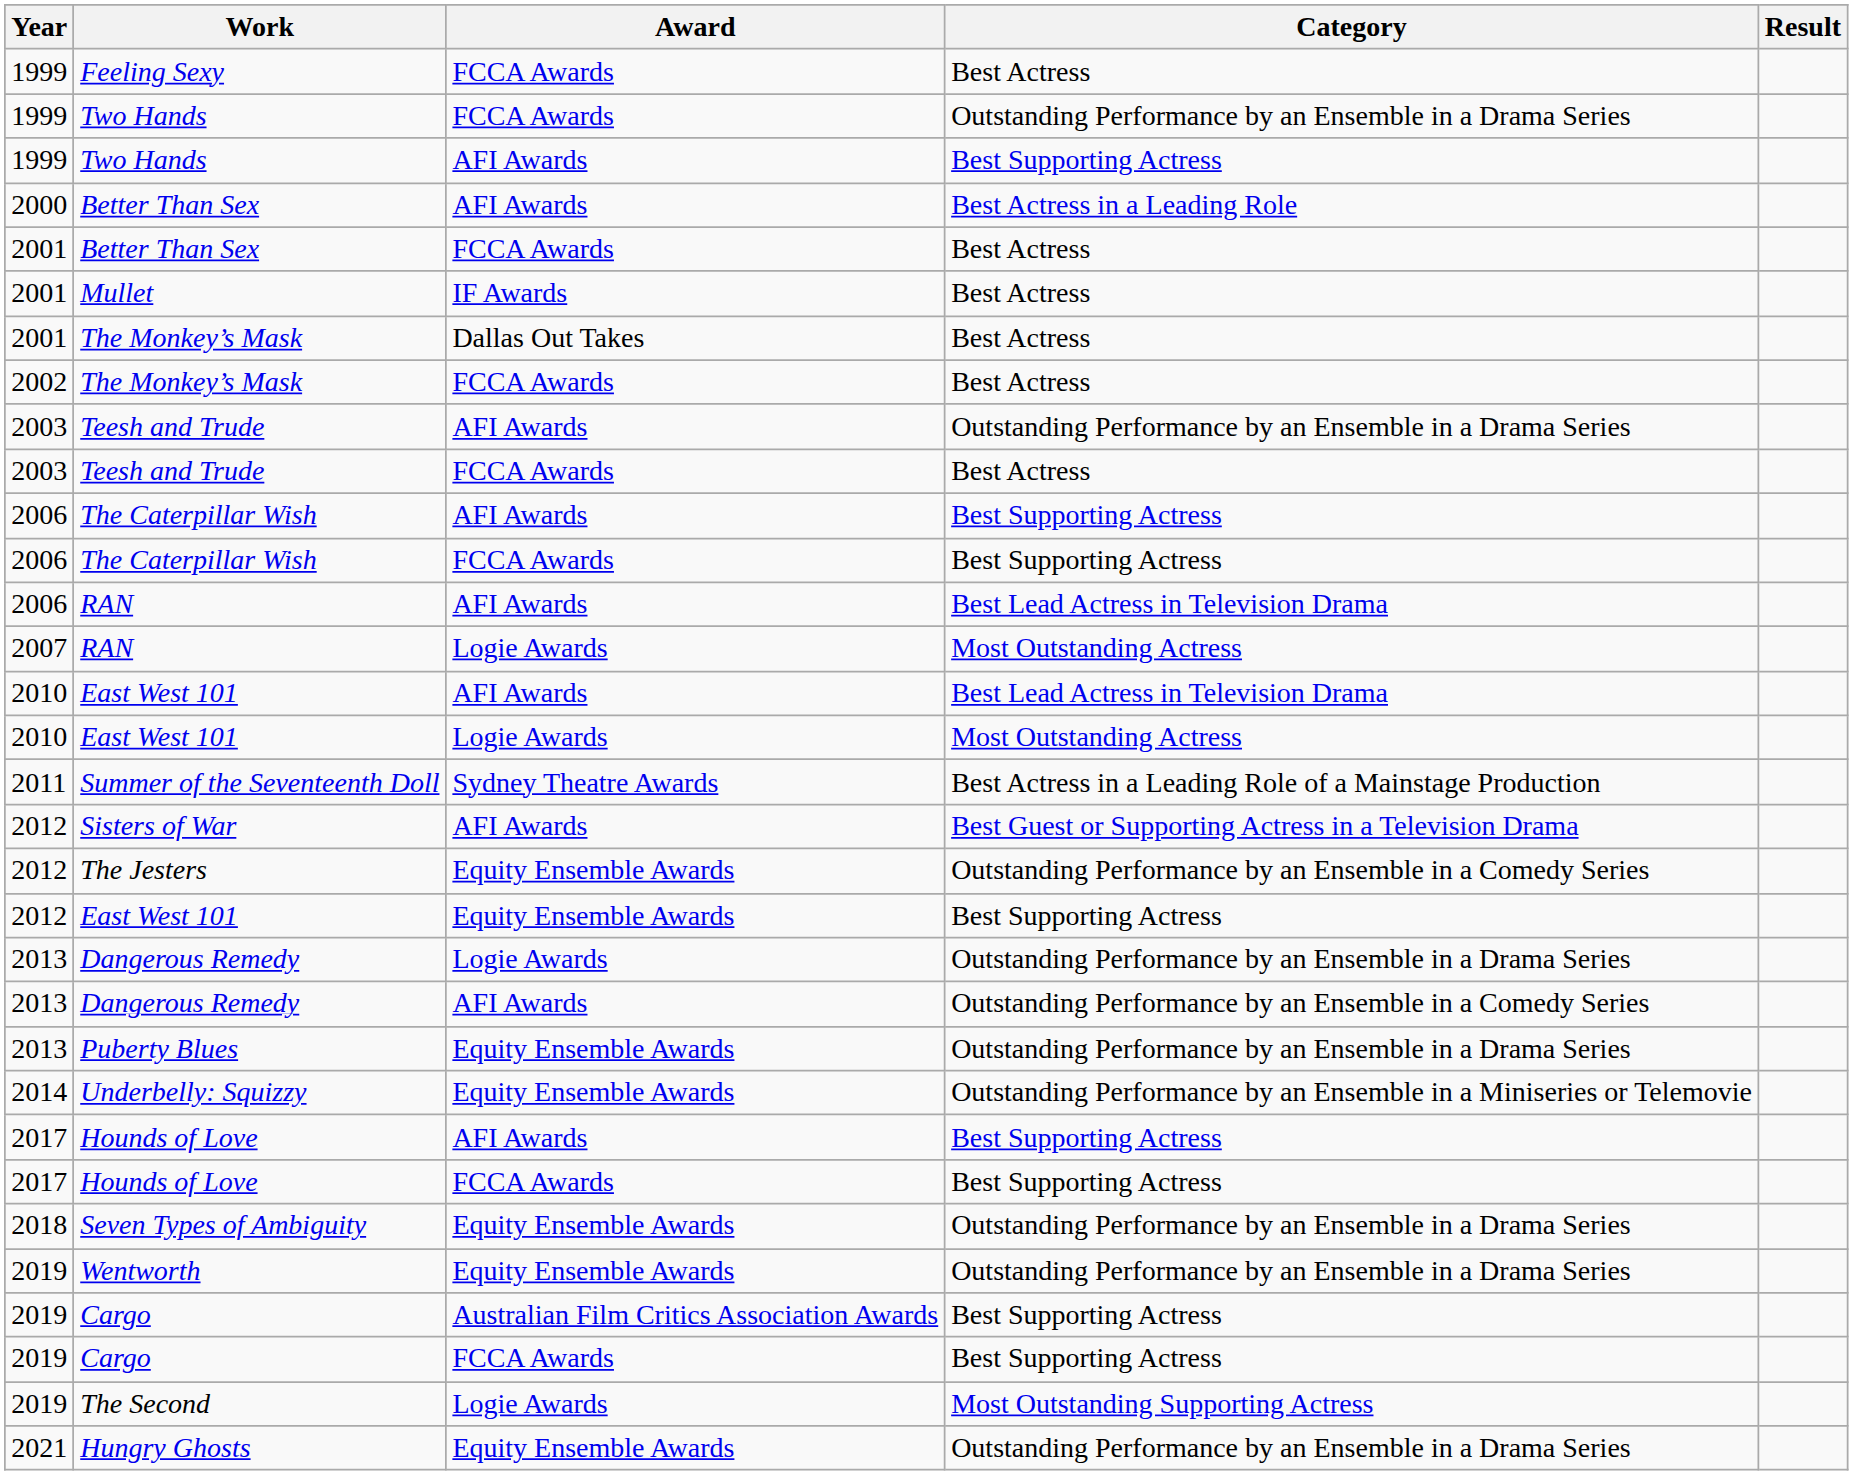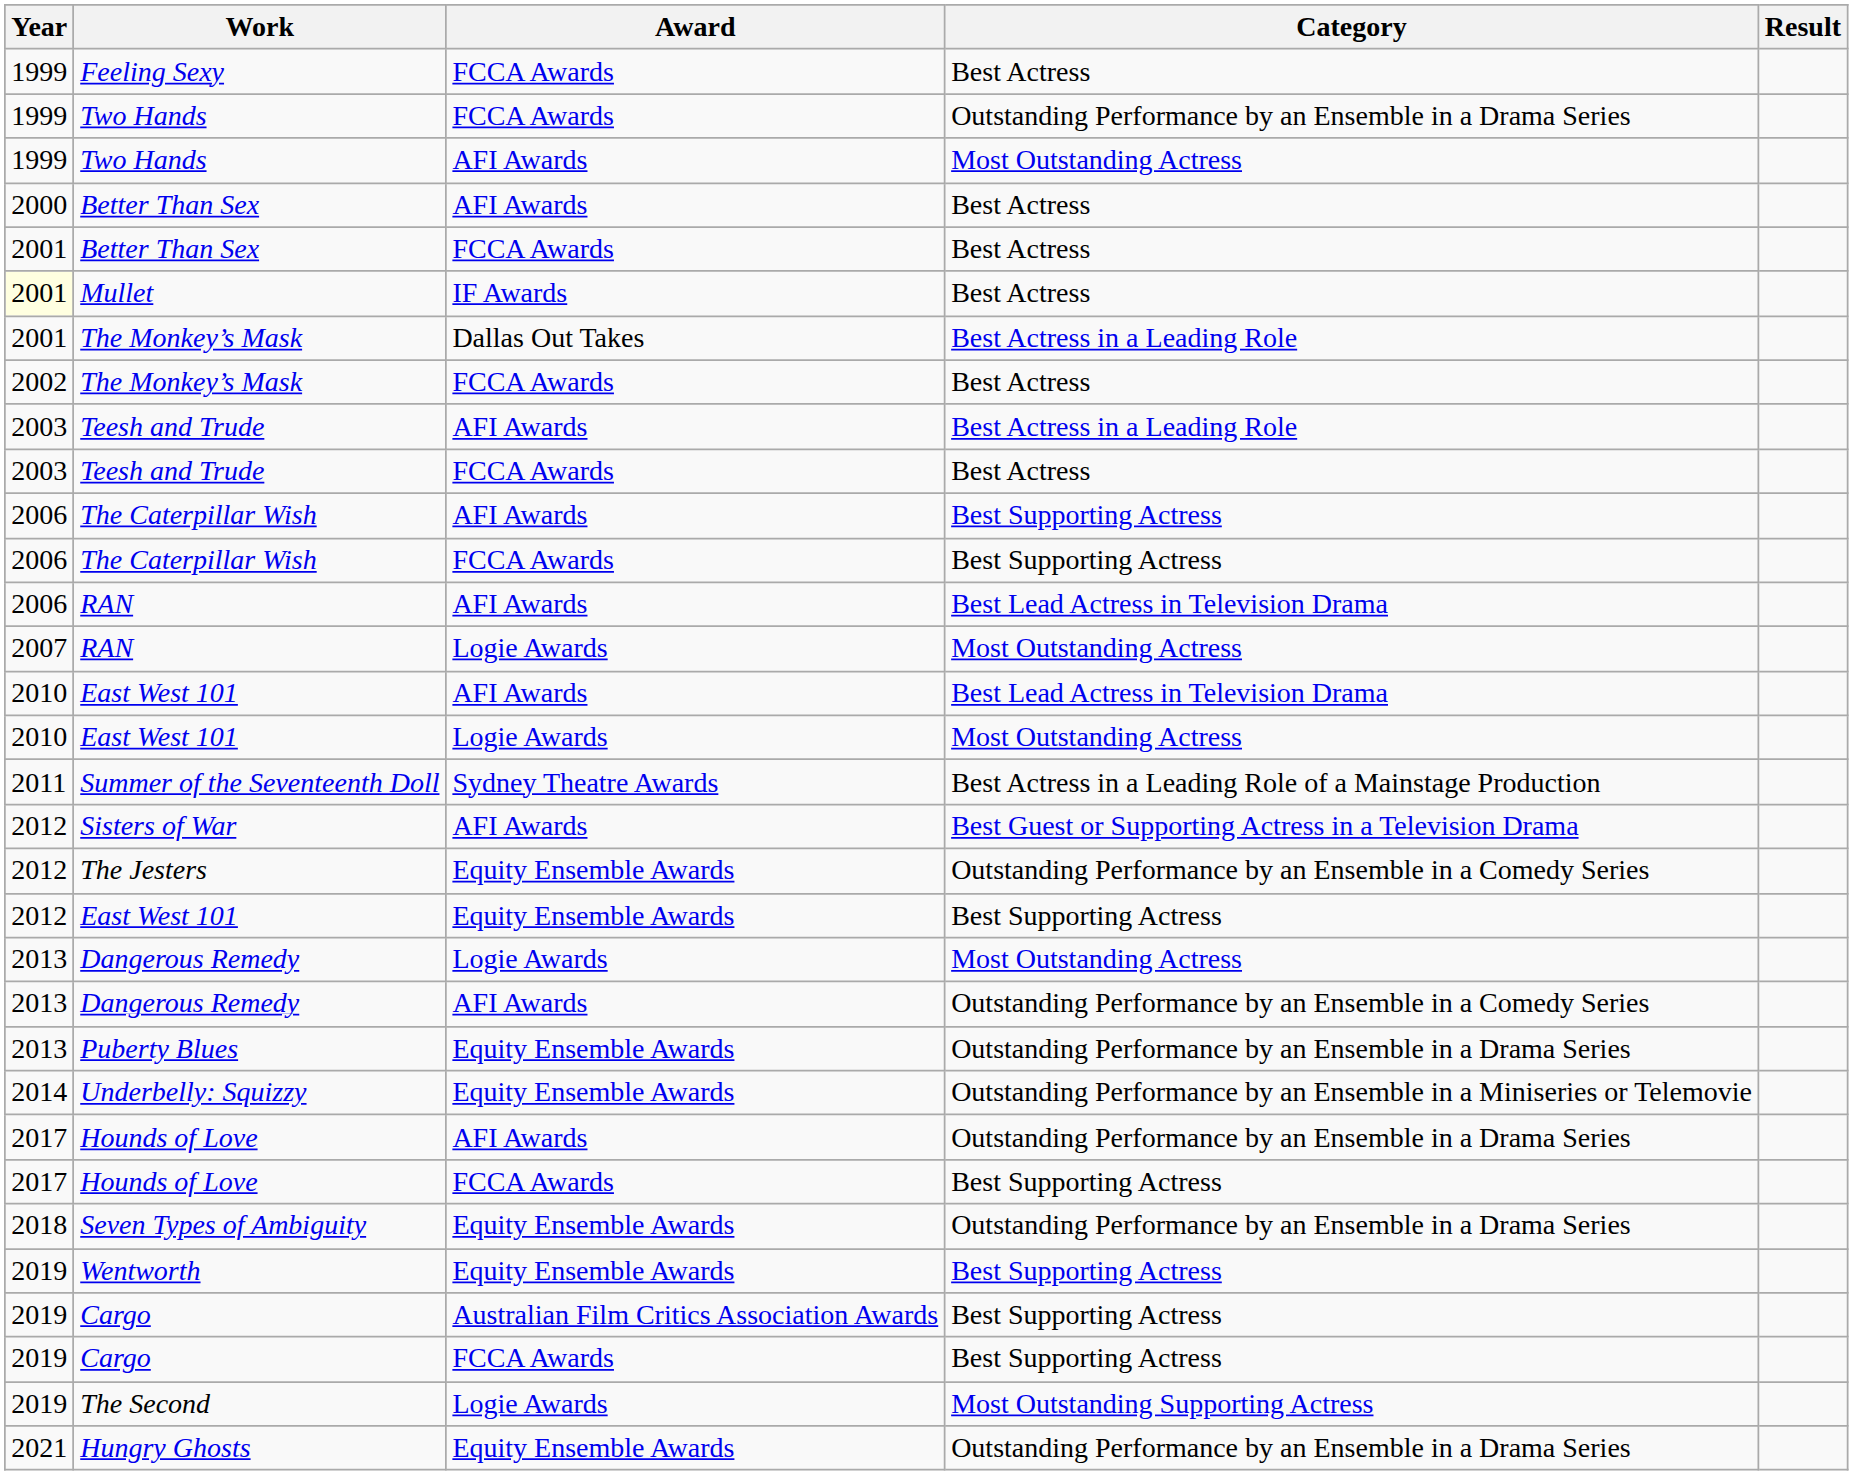(1086, 159) Best Supporting Actress -> (1097, 159) Most Outstanding Actress
(1124, 204) Best Actress in a Leading Role -> (1021, 204) Best Actress
(39, 293) no background -> (39, 293) lightyellow background
(1021, 337) Best Actress -> (1124, 337) Best Actress in a Leading Role
(1291, 426) Outstanding Performance by an Ensemble in a Drama Series -> (1124, 426) Best Actress in a Leading Role
(1291, 959) Outstanding Performance by an Ensemble in a Drama Series -> (1097, 959) Most Outstanding Actress
(1086, 1136) Best Supporting Actress -> (1291, 1136) Outstanding Performance by an Ensemble in a Drama Series
(1291, 1270) Outstanding Performance by an Ensemble in a Drama Series -> (1086, 1270) Best Supporting Actress
